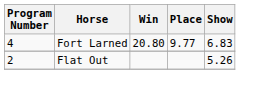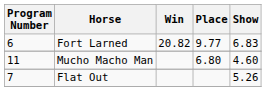(10, 43) 4 -> (10, 43) 6
(149, 43) 20.80 -> (174, 43) 20.82
+ row: (105, 60)
(10, 60) 2 -> (10, 78) 7
